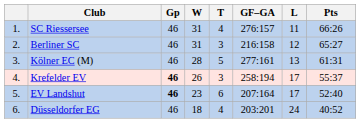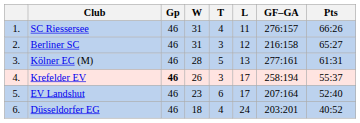columns swapped: (294, 12) <-> (257, 12)
(173, 93) bold -> (173, 93) normal
